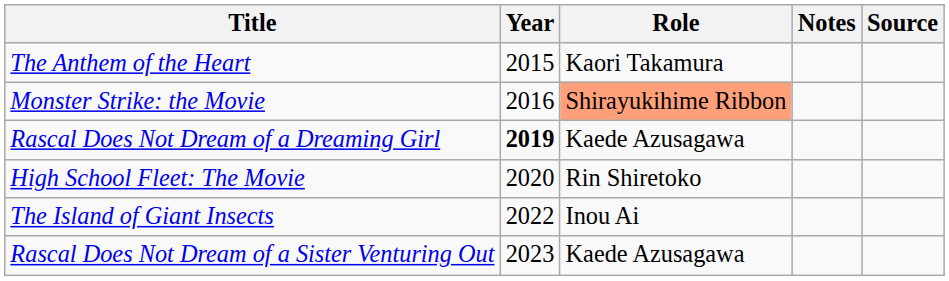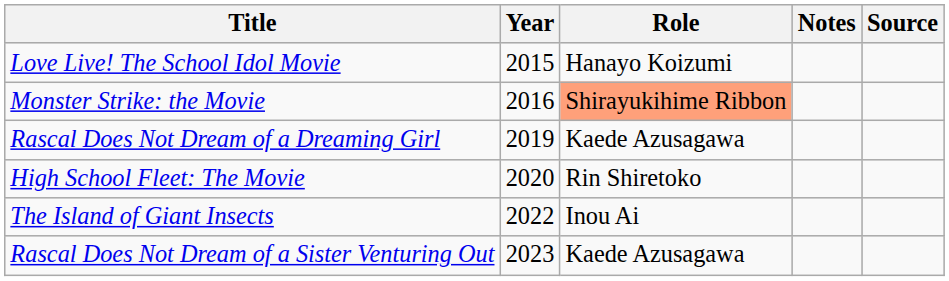+ row: (175, 62)
- row: (130, 62)
(530, 139) bold -> (530, 139) normal
